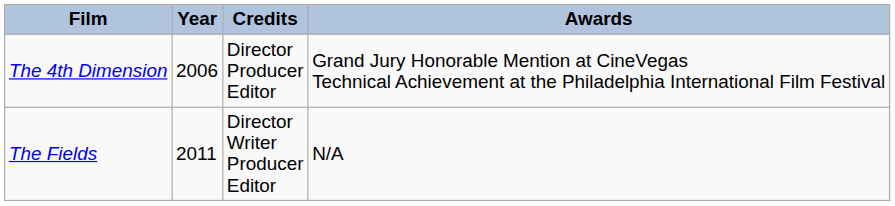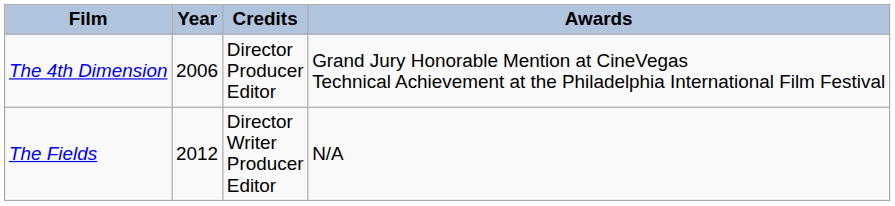(196, 153) 2011 -> (197, 153) 2012
